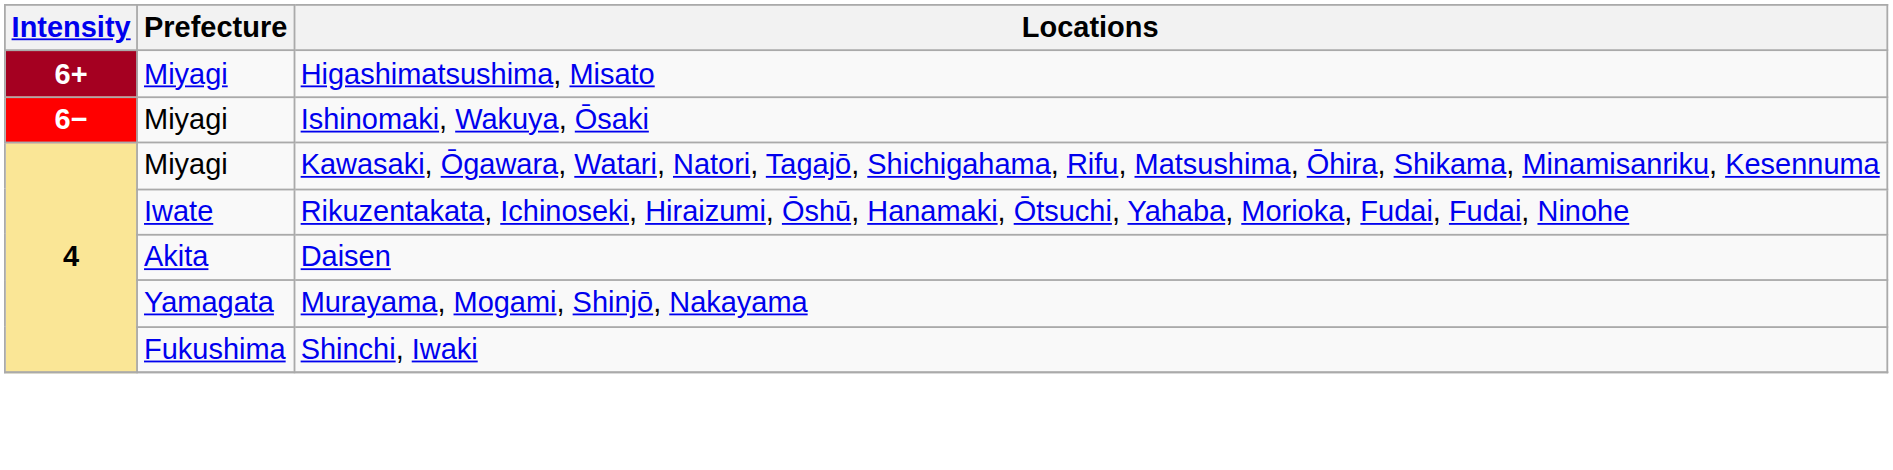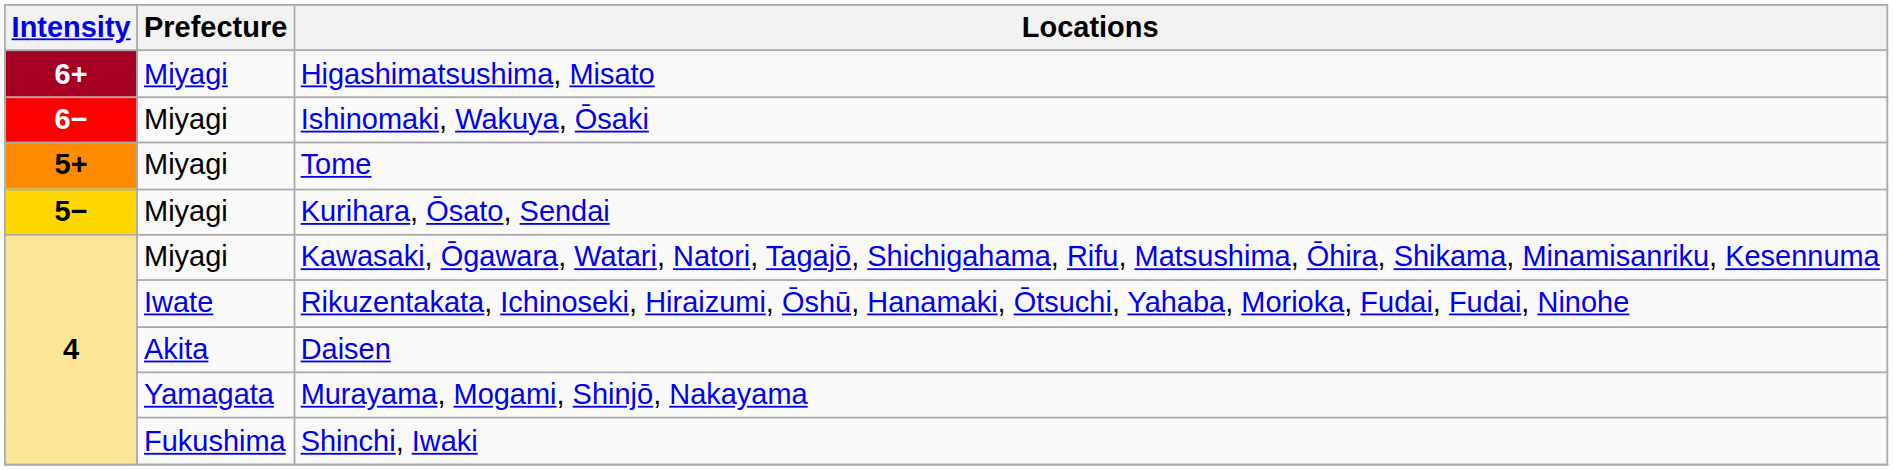+ row: (336, 165)
+ row: (455, 211)
